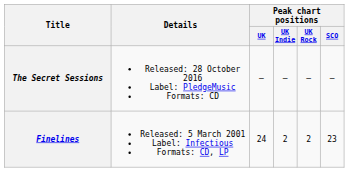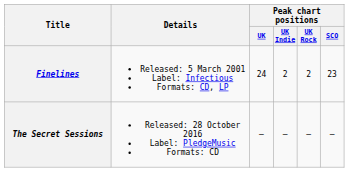rows swapped: (58, 139) <-> (58, 78)
